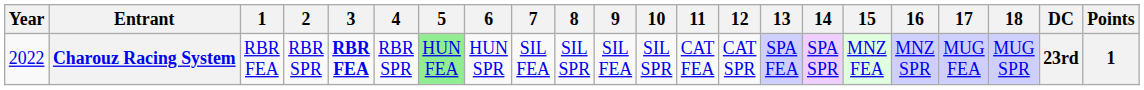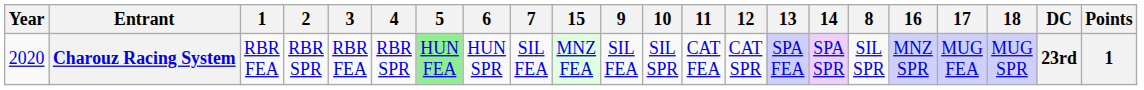columns swapped: (574, 18) <-> (867, 18)
(27, 58) 2022 -> (27, 58) 2020
(351, 58) bold -> (350, 58) normal
